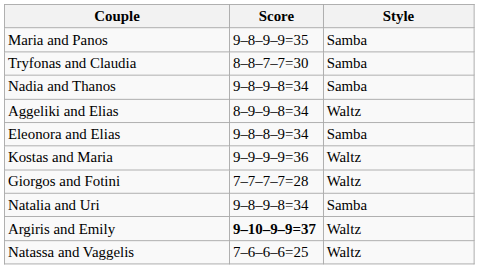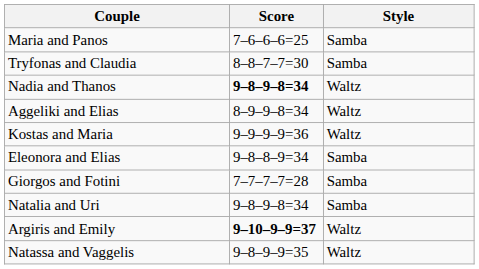(271, 39) 9–8–9–9=35 -> (271, 39) 7–6–6–6=25
(271, 87) normal -> (271, 87) bold
(347, 87) Samba -> (344, 87) Waltz
rows swapped: (60, 157) <-> (64, 134)
(344, 181) Waltz -> (347, 181) Samba
(271, 252) 7–6–6–6=25 -> (271, 252) 9–8–9–9=35
